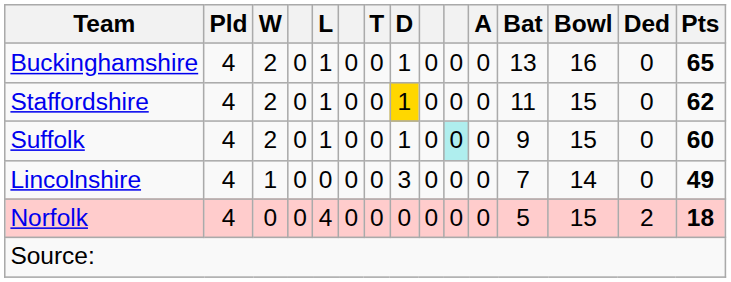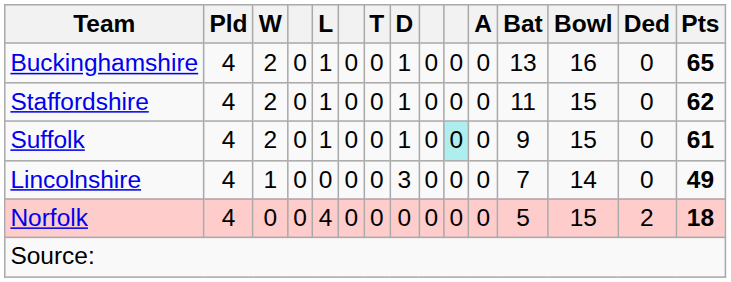(404, 101) gold background -> (404, 101) no background
(700, 140) 60 -> (700, 140) 61
